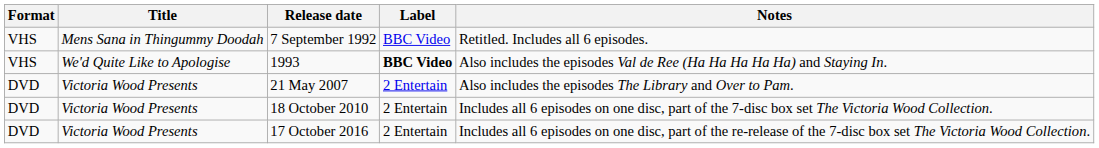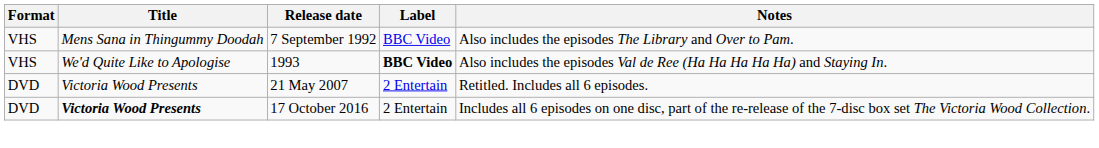(554, 39) Retitled. Includes all 6 episodes. -> (626, 39) Also includes the episodes The Library and Over to Pam.
(626, 85) Also includes the episodes The Library and Over to Pam. -> (554, 85) Retitled. Includes all 6 episodes.
- row: (319, 108)
(129, 131) normal -> (131, 108) bold
